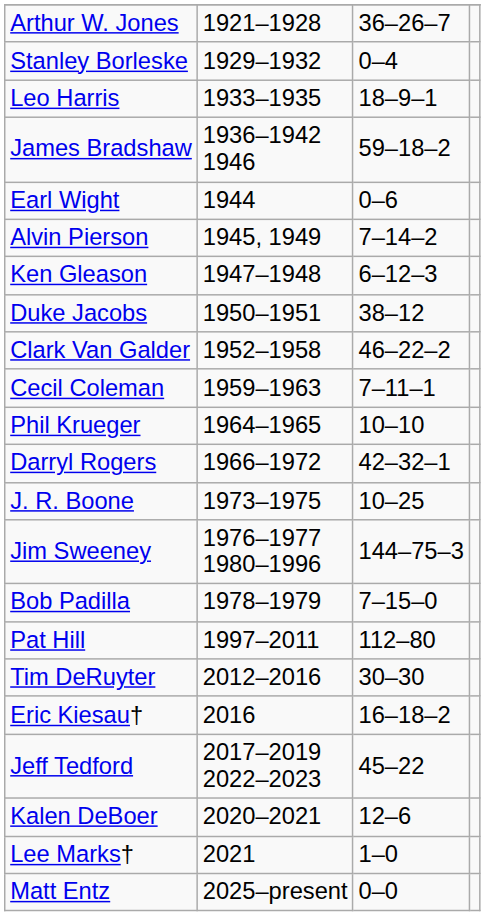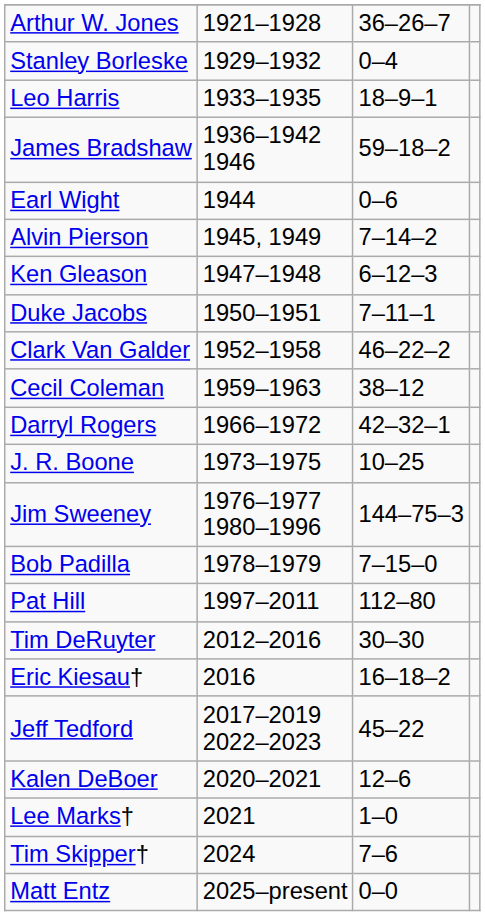(391, 312) 38–12 -> (397, 312) 7–11–1
(397, 387) 7–11–1 -> (391, 387) 38–12
- row: (75, 425)
+ row: (80, 854)
